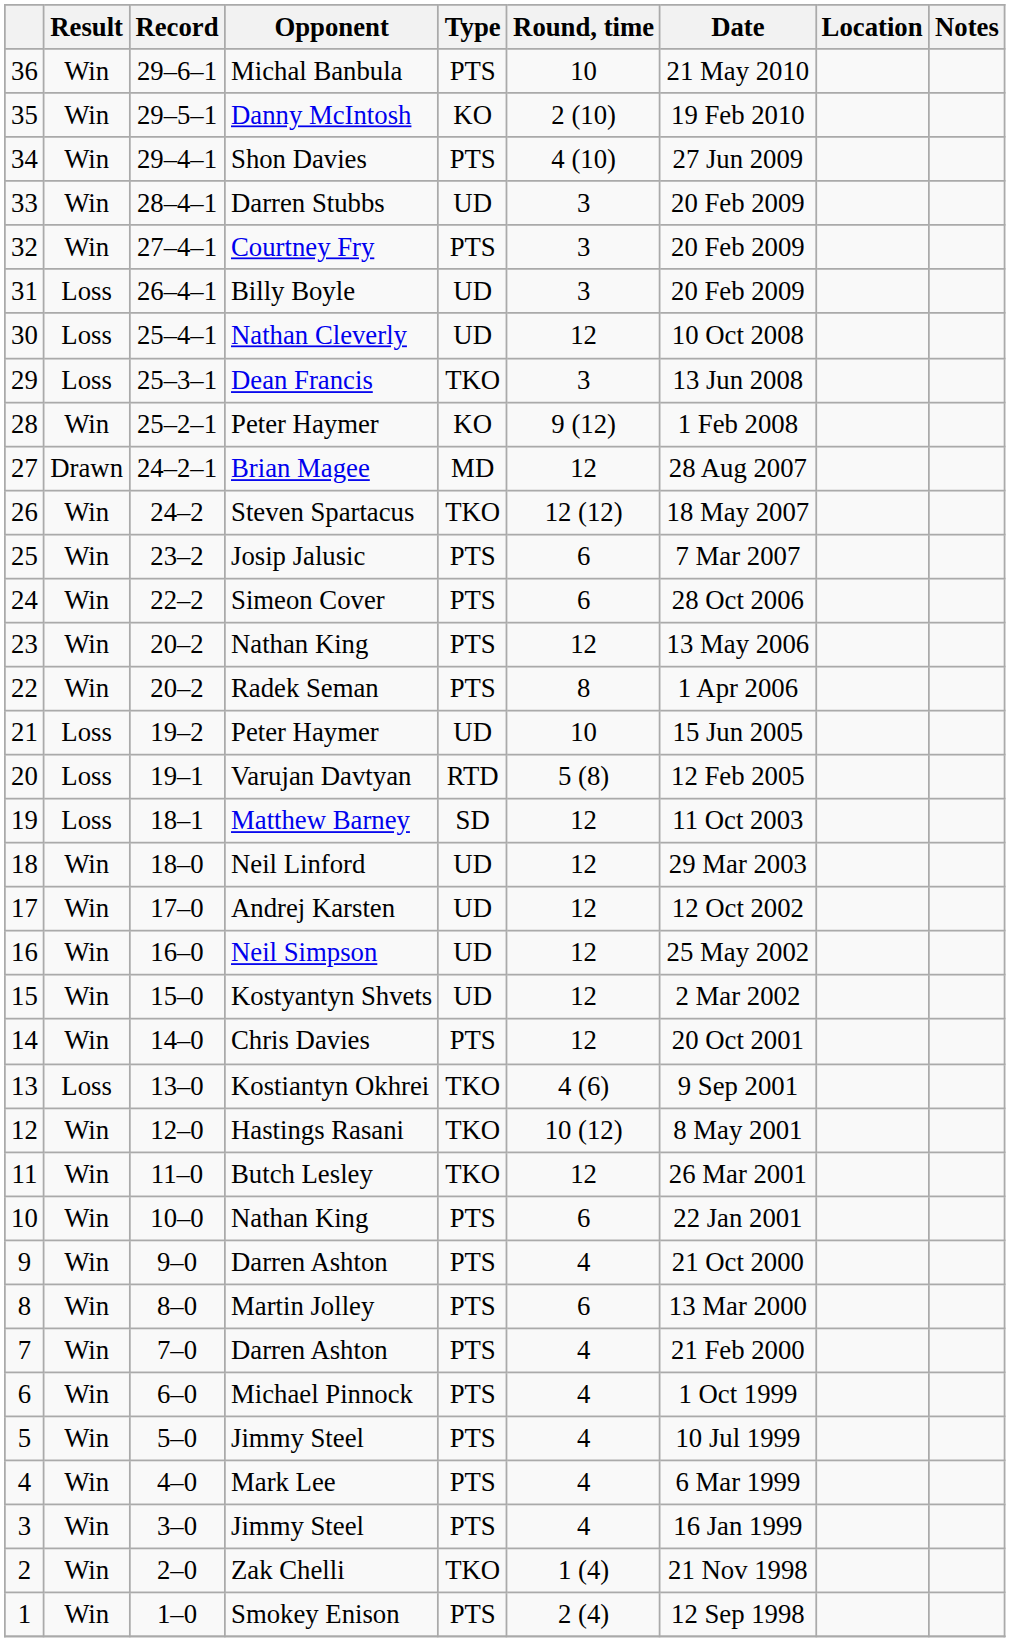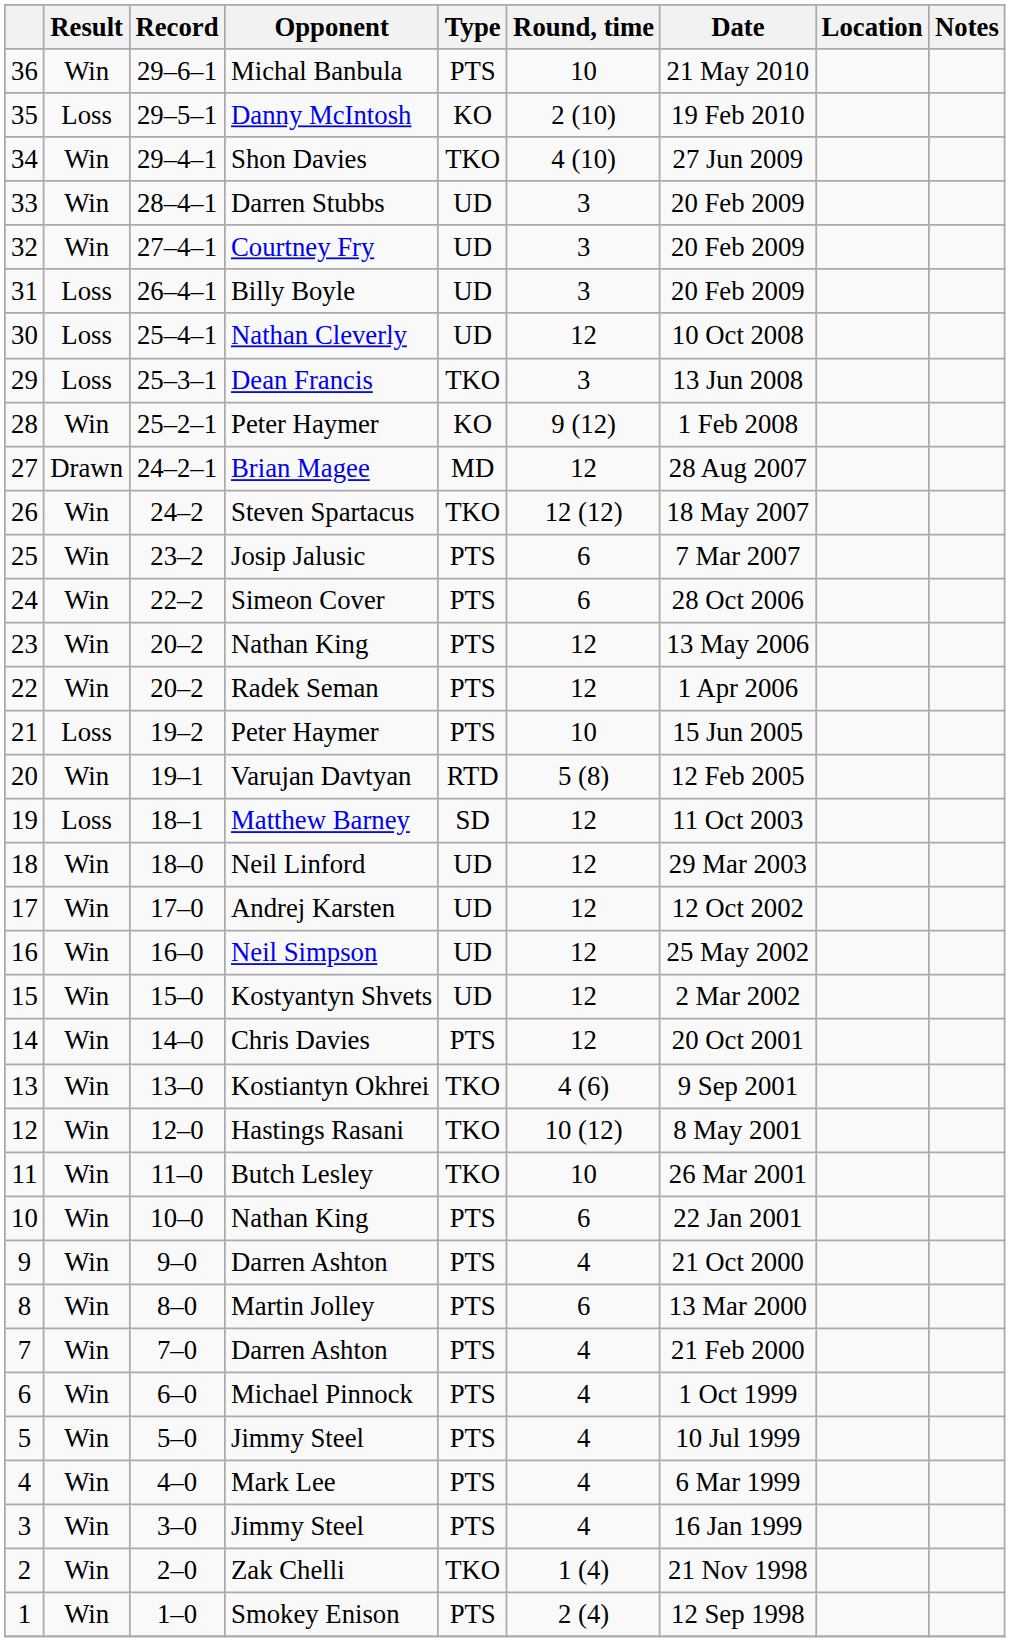(87, 114) Win -> (87, 114) Loss
(473, 159) PTS -> (473, 159) TKO
(473, 247) PTS -> (473, 247) UD
(584, 688) 8 -> (584, 688) 12
(473, 732) UD -> (473, 732) PTS
(87, 776) Loss -> (87, 776) Win
(87, 1085) Loss -> (87, 1085) Win
(584, 1173) 12 -> (584, 1173) 10
